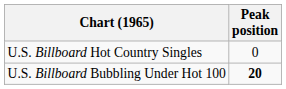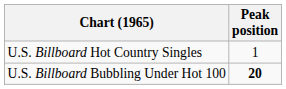(255, 52) 0 -> (255, 52) 1
